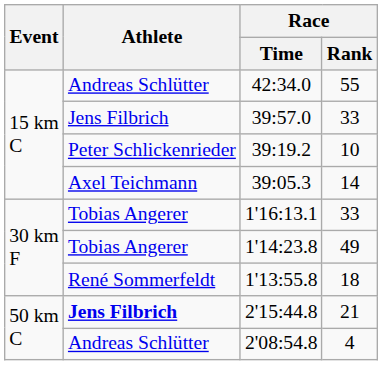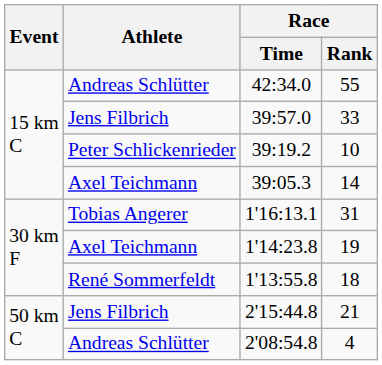(350, 214) 33 -> (350, 214) 31
(128, 247) Tobias Angerer -> (133, 247) Axel Teichmann
(350, 247) 49 -> (350, 247) 19
(123, 311) bold -> (118, 311) normal
